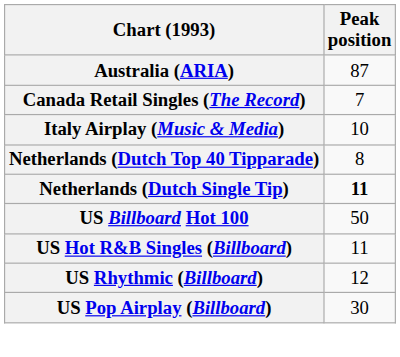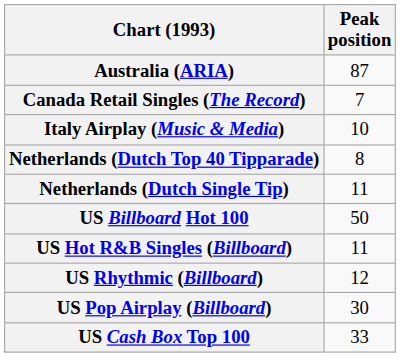(360, 188) bold -> (360, 188) normal
+ row: (164, 337)
